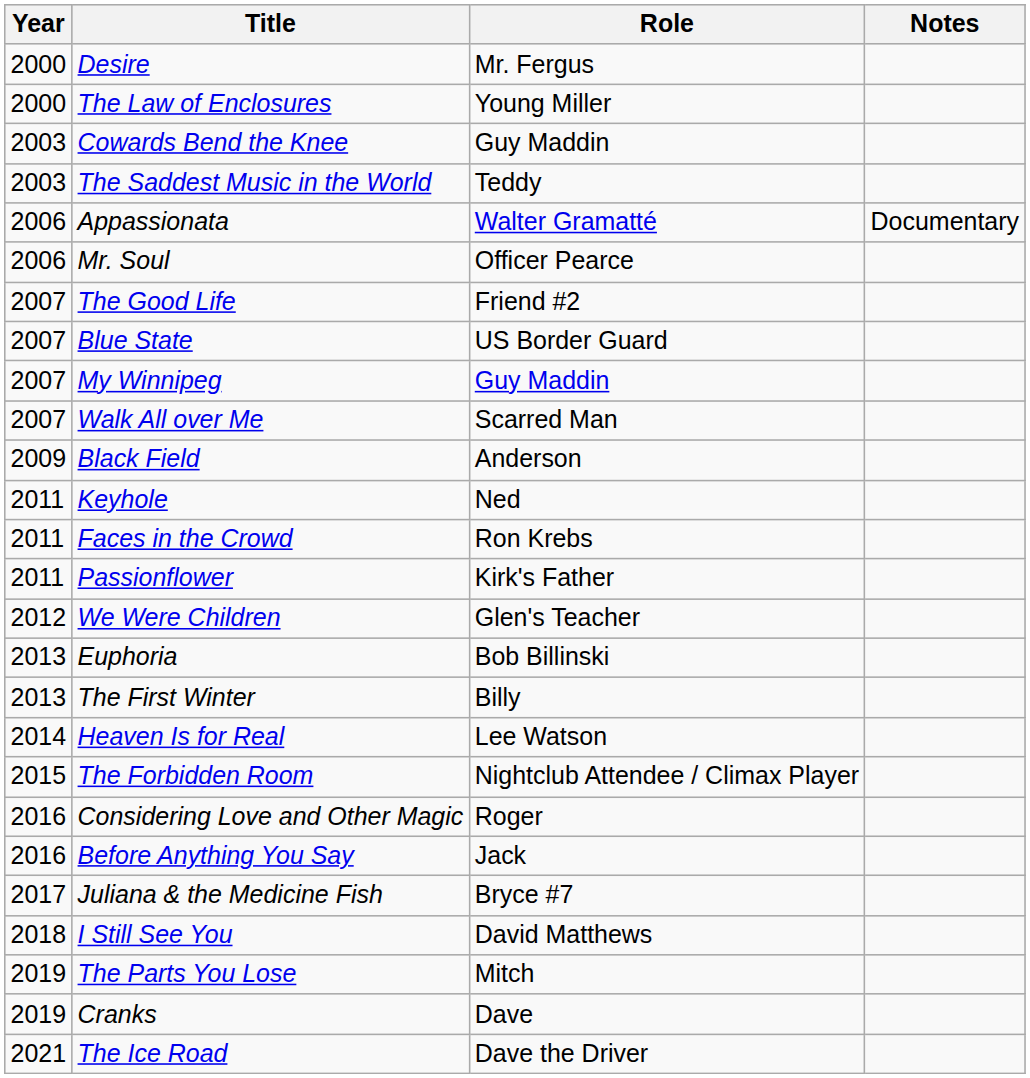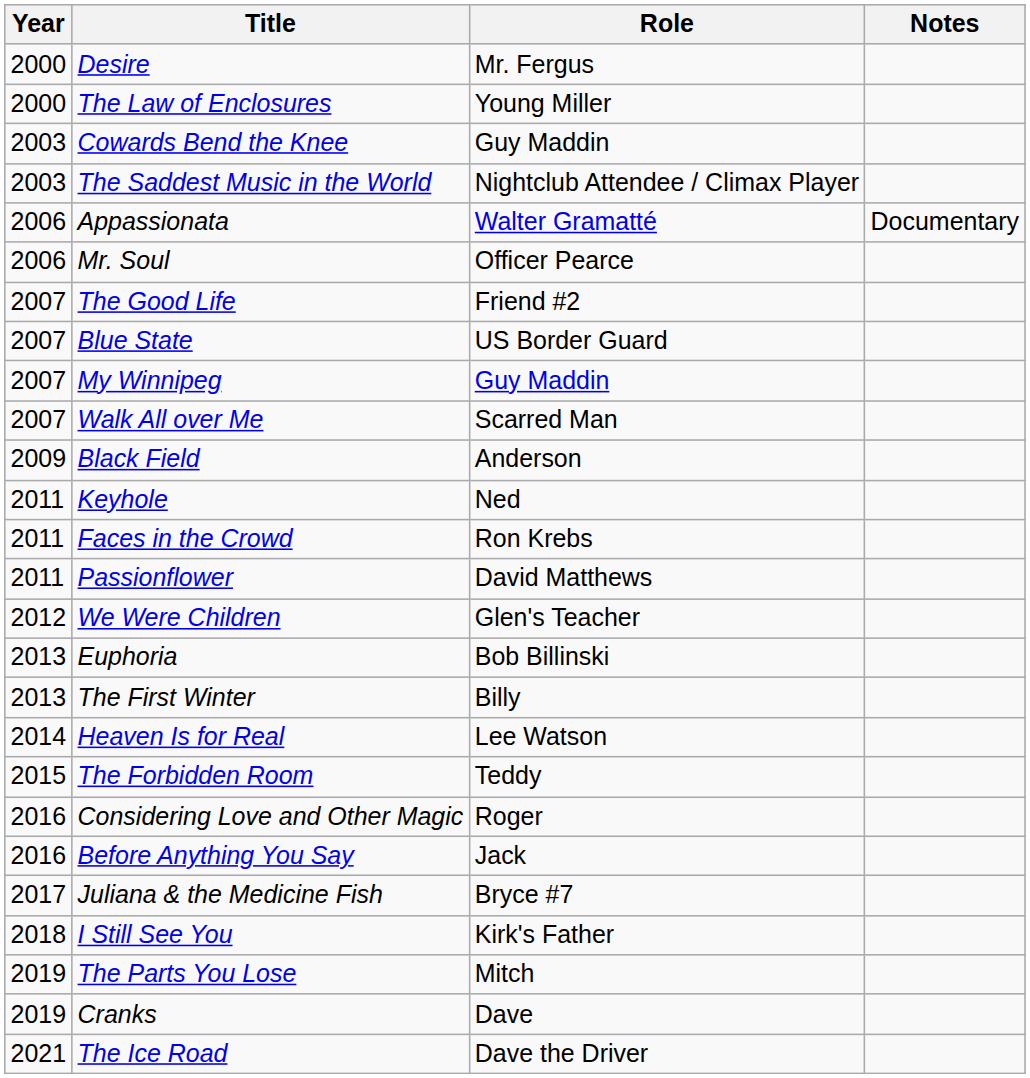(508, 182) Teddy -> (667, 182) Nightclub Attendee / Climax Player
(544, 578) Kirk's Father -> (564, 578) David Matthews
(667, 776) Nightclub Attendee / Climax Player -> (508, 776) Teddy
(564, 934) David Matthews -> (544, 934) Kirk's Father
